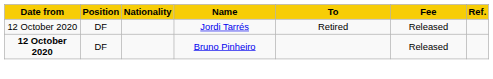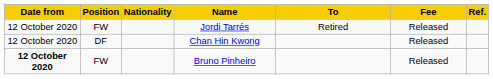(101, 27) DF -> (101, 27) FW
+ row: (225, 42)
(101, 47) DF -> (101, 62) FW
